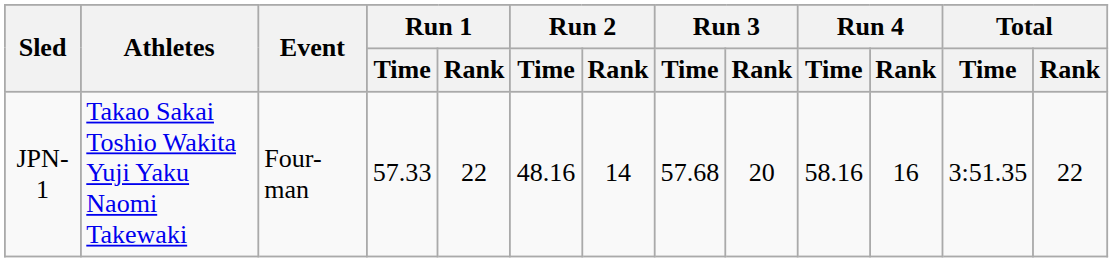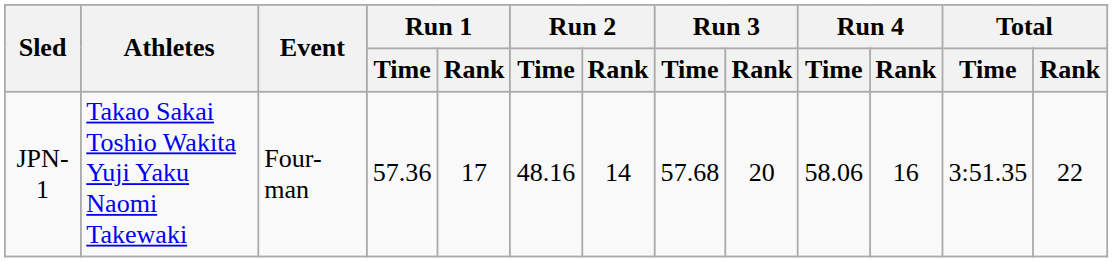(402, 173) 57.33 -> (402, 173) 57.36
(474, 173) 22 -> (474, 173) 17
(834, 173) 58.16 -> (834, 173) 58.06
